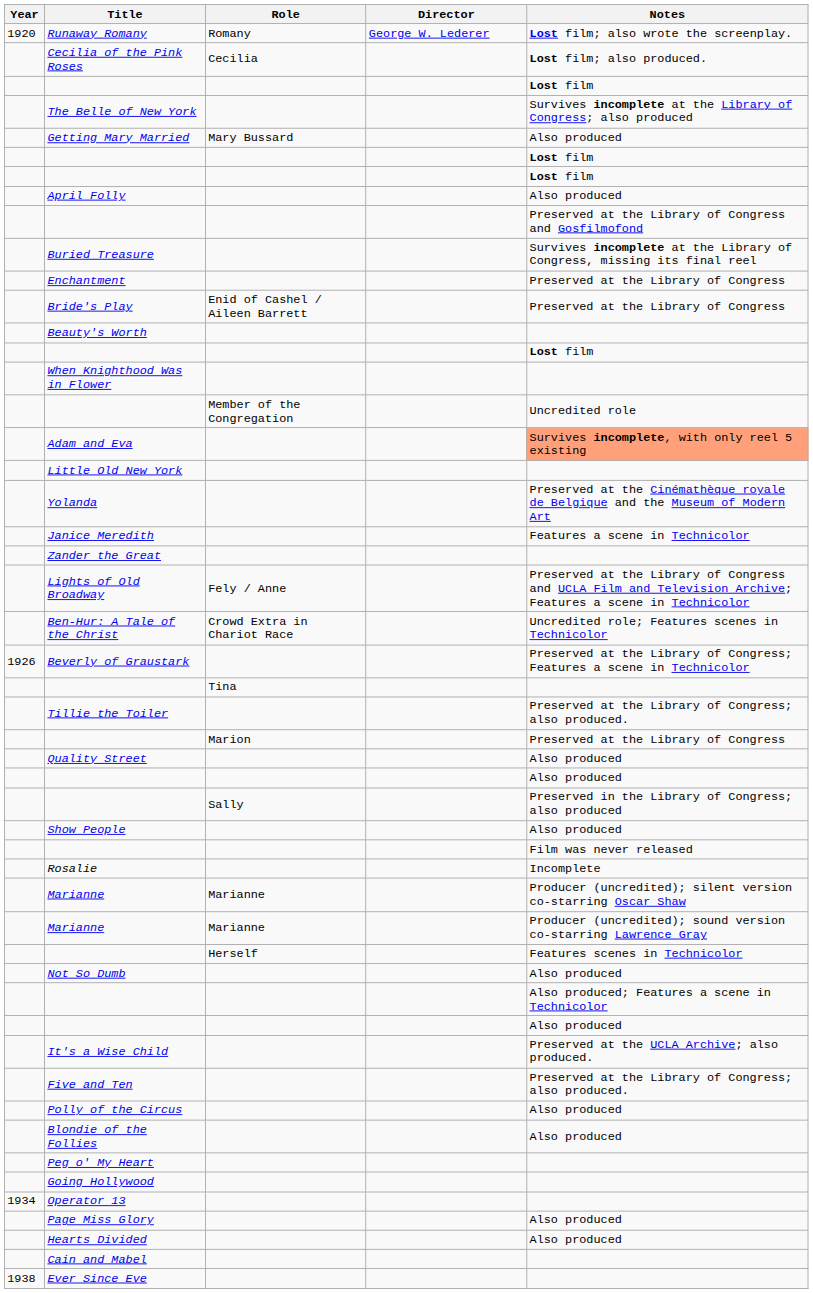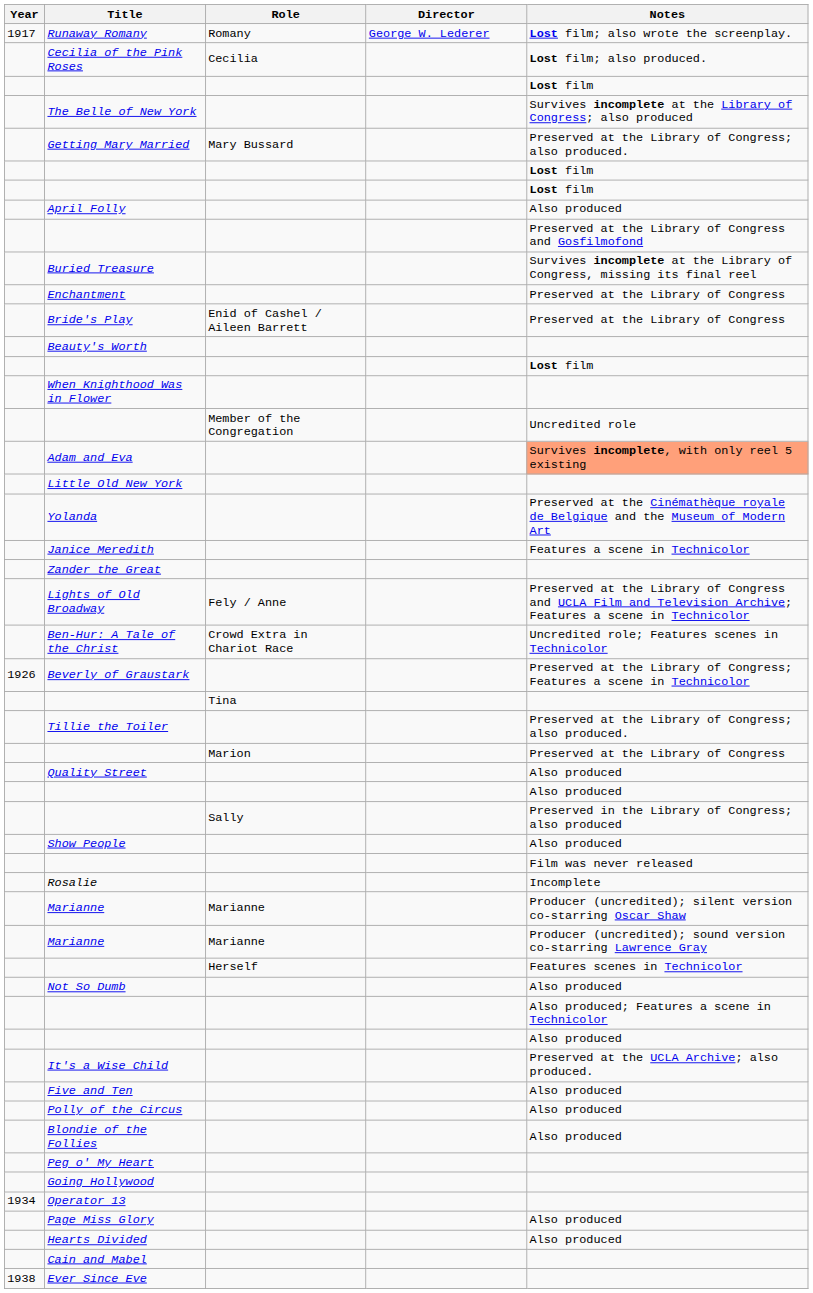(21, 33) 1920 -> (21, 33) 1917
(576, 138) Also produced -> (661, 145) Preserved at the Library of Congress; also produced.
(661, 1084) Preserved at the Library of Congress; also produced. -> (576, 1091) Also produced
